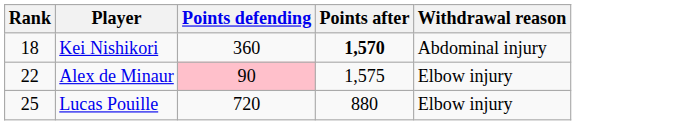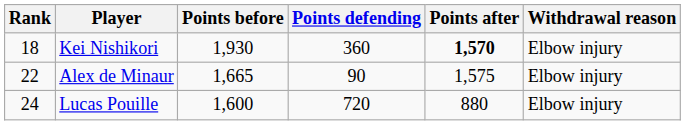+ column: (233, 18)
(482, 47) Abdominal injury -> (575, 47) Elbow injury
(247, 76) pink background -> (357, 76) no background
(30, 104) 25 -> (30, 104) 24
